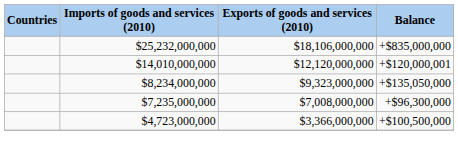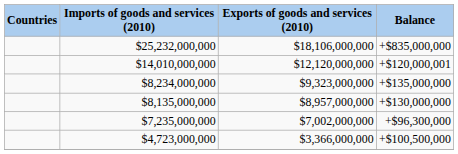(415, 83) +$135,050,000 -> (415, 83) +$135,000,000
+ row: (179, 102)
(337, 102) $7,008,000,000 -> (337, 121) $7,002,000,000
